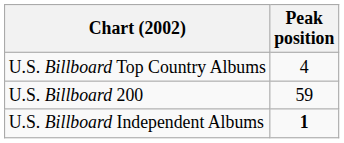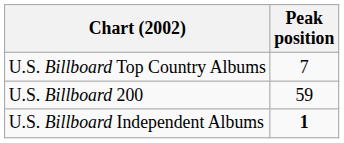(304, 66) 4 -> (304, 66) 7
